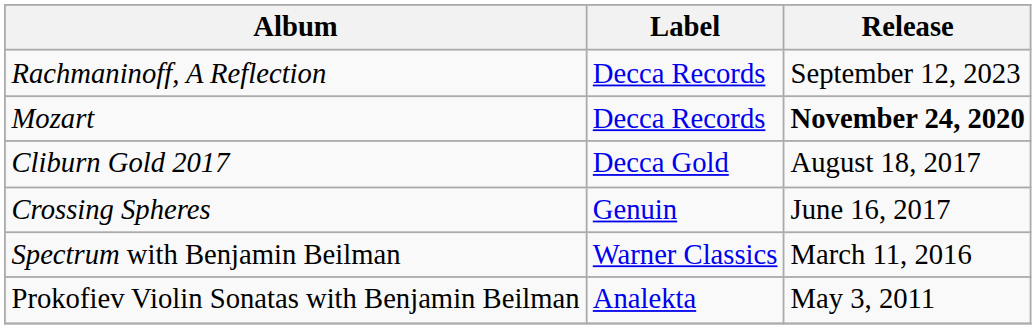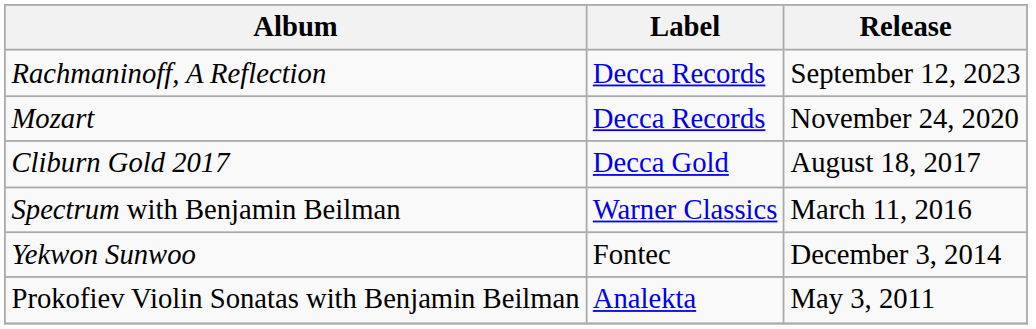(908, 118) bold -> (905, 118) normal
- row: (111, 208)
+ row: (104, 254)
